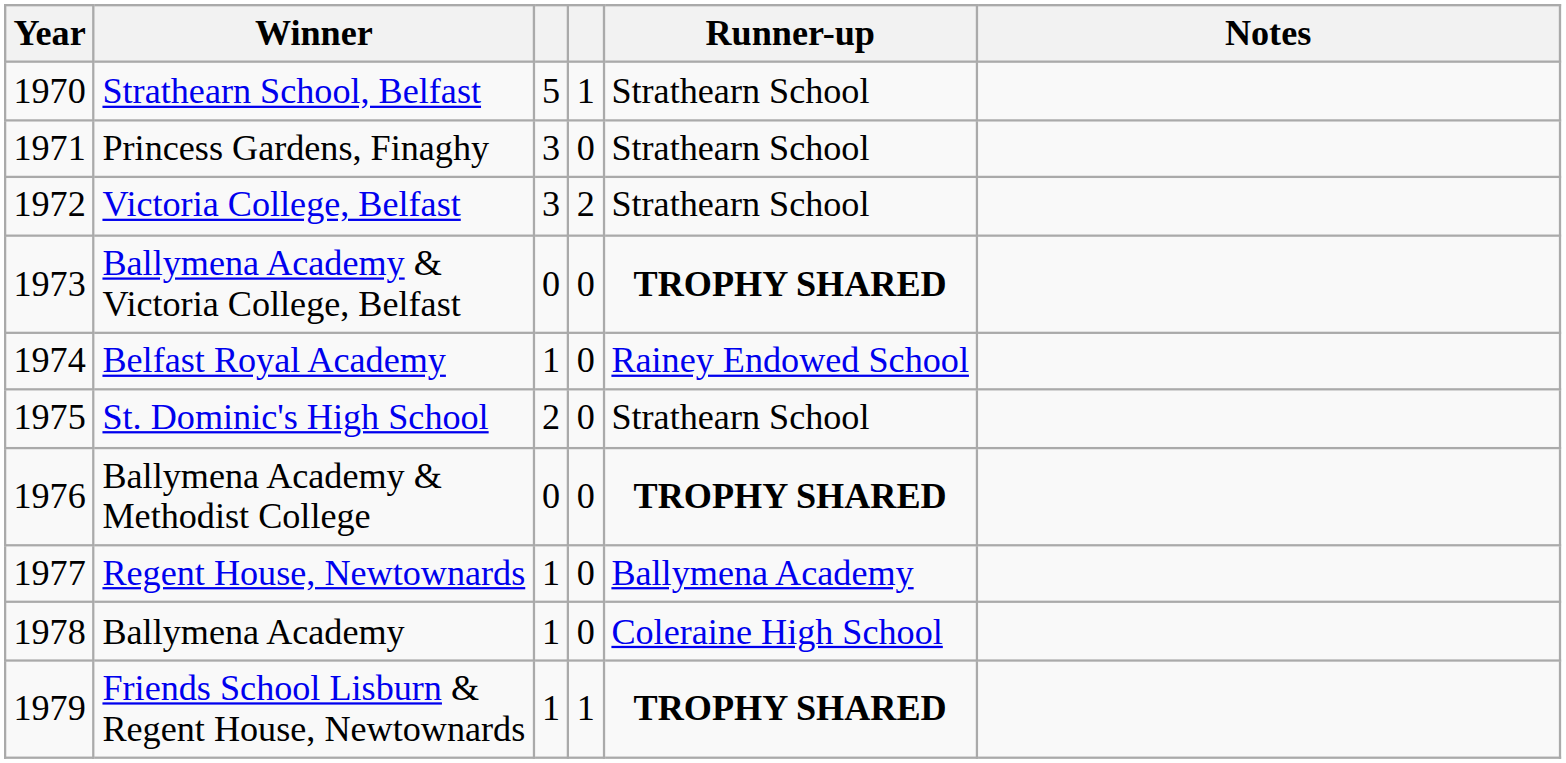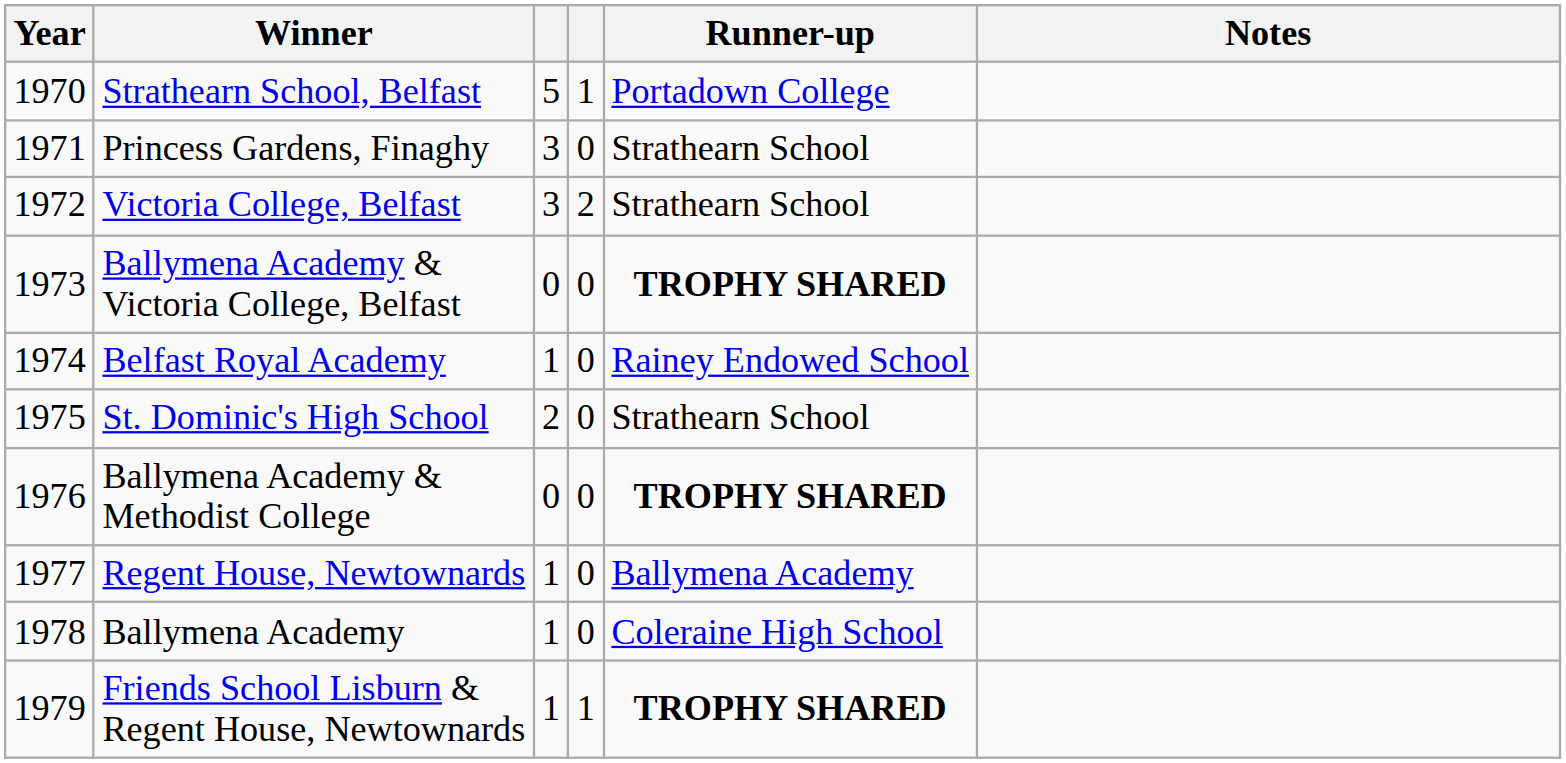(740, 90) Strathearn School -> (751, 90) Portadown College
